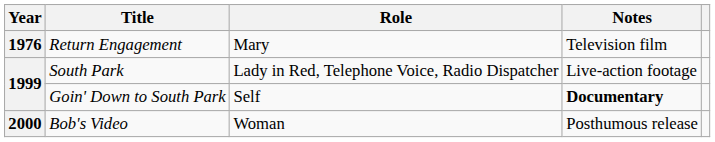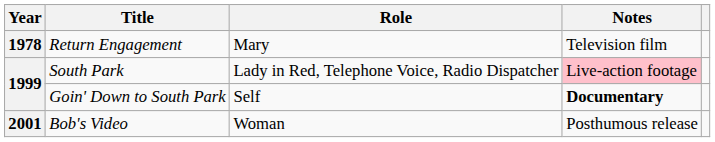(25, 44) 1976 -> (25, 44) 1978
(632, 70) no background -> (632, 70) pink background
(25, 123) 2000 -> (25, 123) 2001
